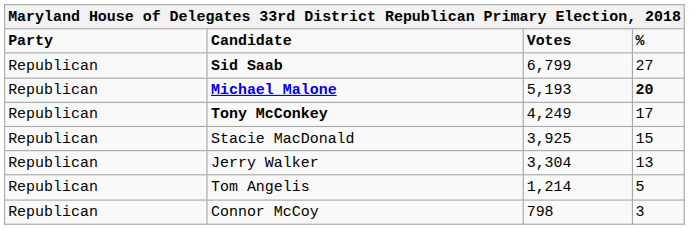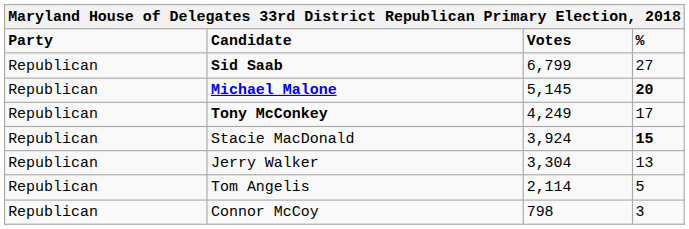(549, 90) 5,193 -> (549, 90) 5,145
(549, 139) 3,925 -> (549, 139) 3,924
(645, 139) normal -> (645, 139) bold
(549, 187) 1,214 -> (549, 187) 2,114
